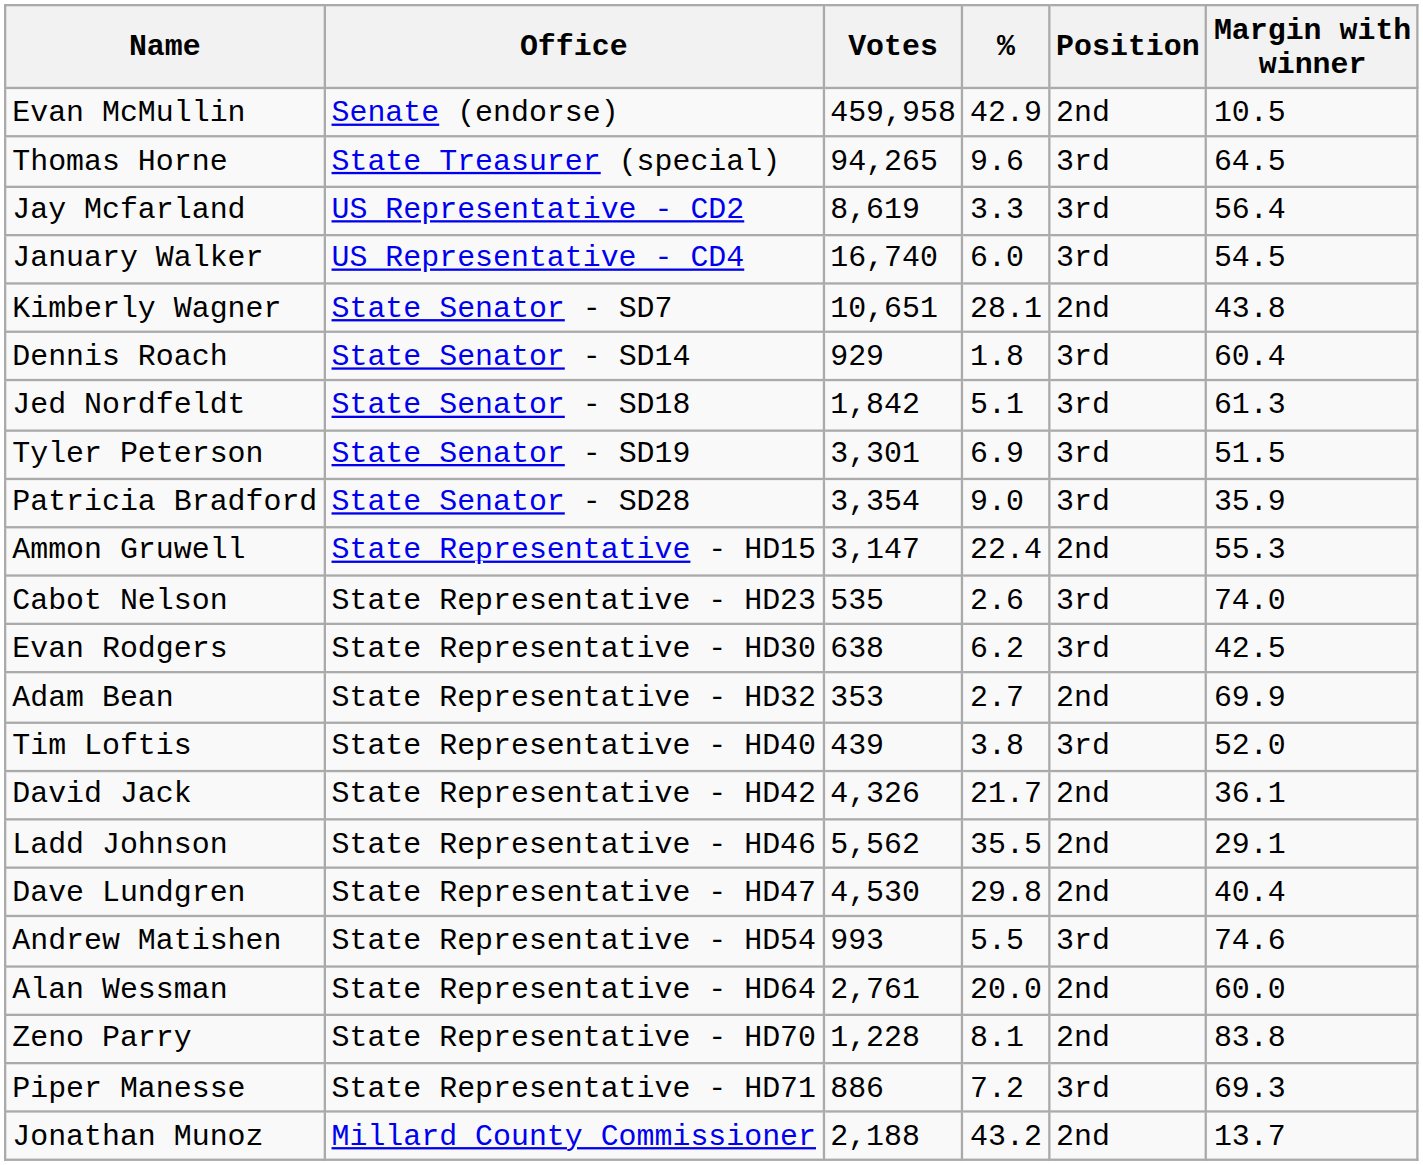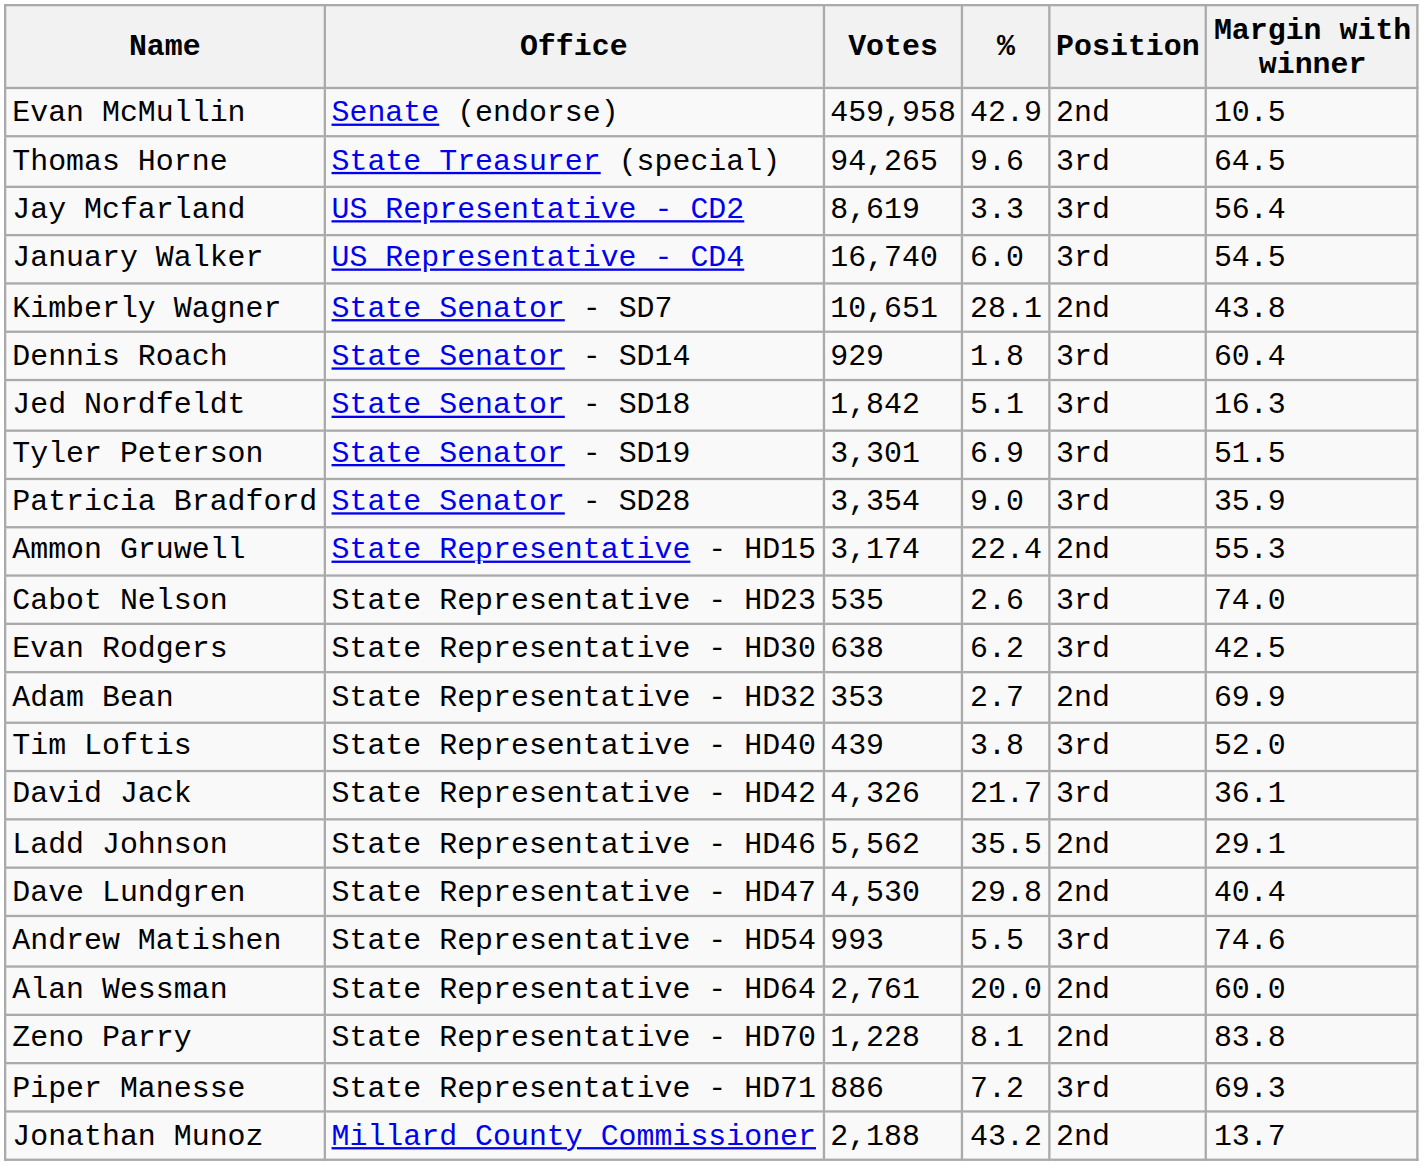(1250, 405) 61.3 -> (1250, 405) 16.3
(875, 551) 3,147 -> (875, 551) 3,174
(1083, 795) 2nd -> (1083, 795) 3rd
